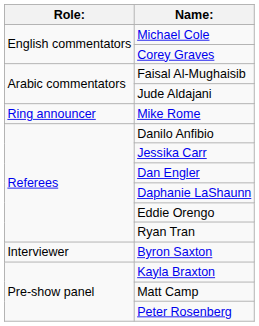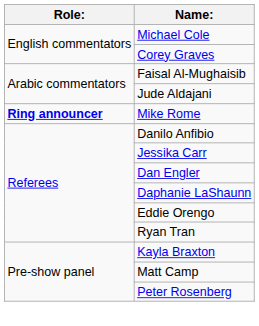(52, 114) normal -> (55, 114) bold
- row: (175, 252)
